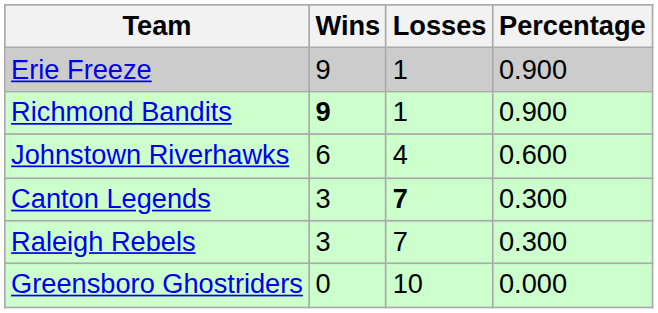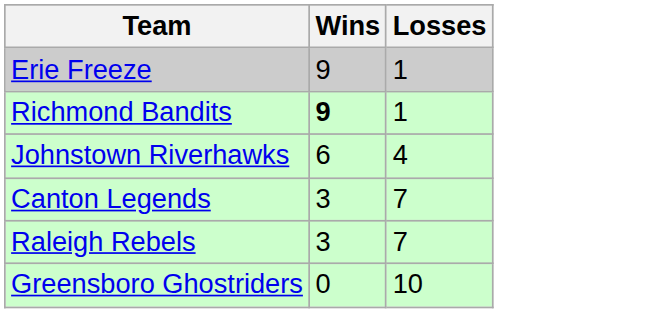- column: (572, 26)
(400, 198) bold -> (400, 198) normal
